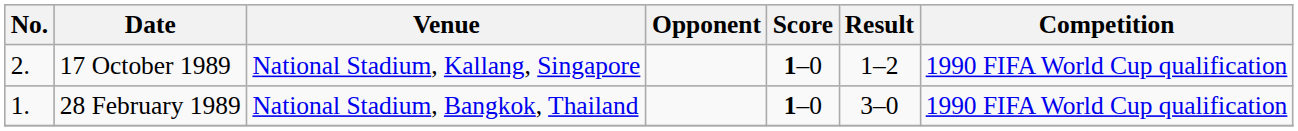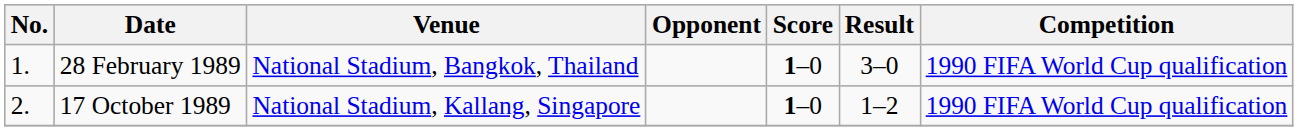rows swapped: (150, 105) <-> (145, 65)
